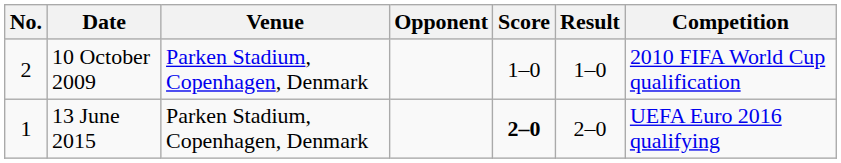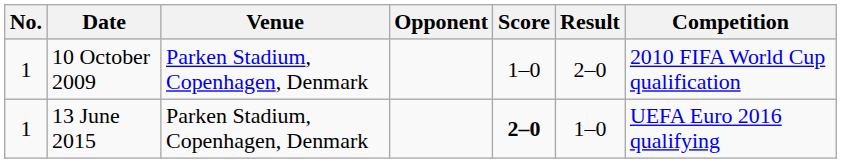(26, 68) 2 -> (26, 68) 1
(590, 68) 1–0 -> (590, 68) 2–0
(590, 128) 2–0 -> (590, 128) 1–0
